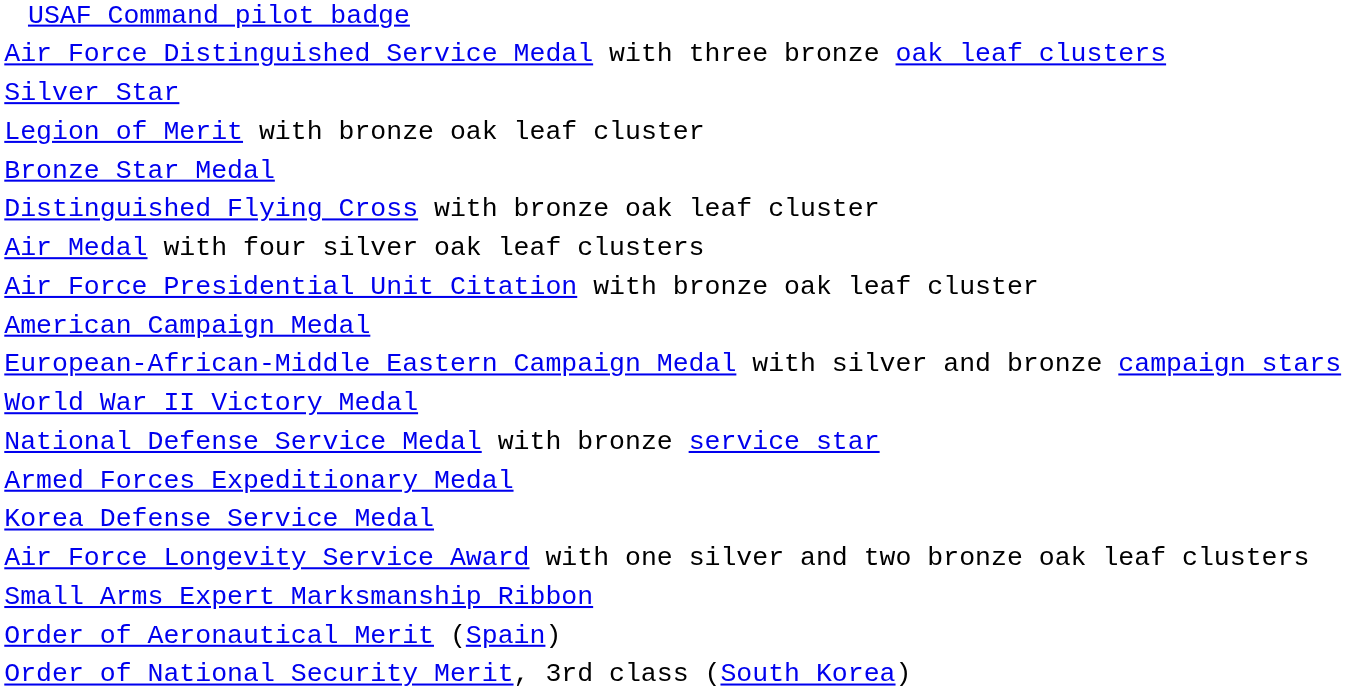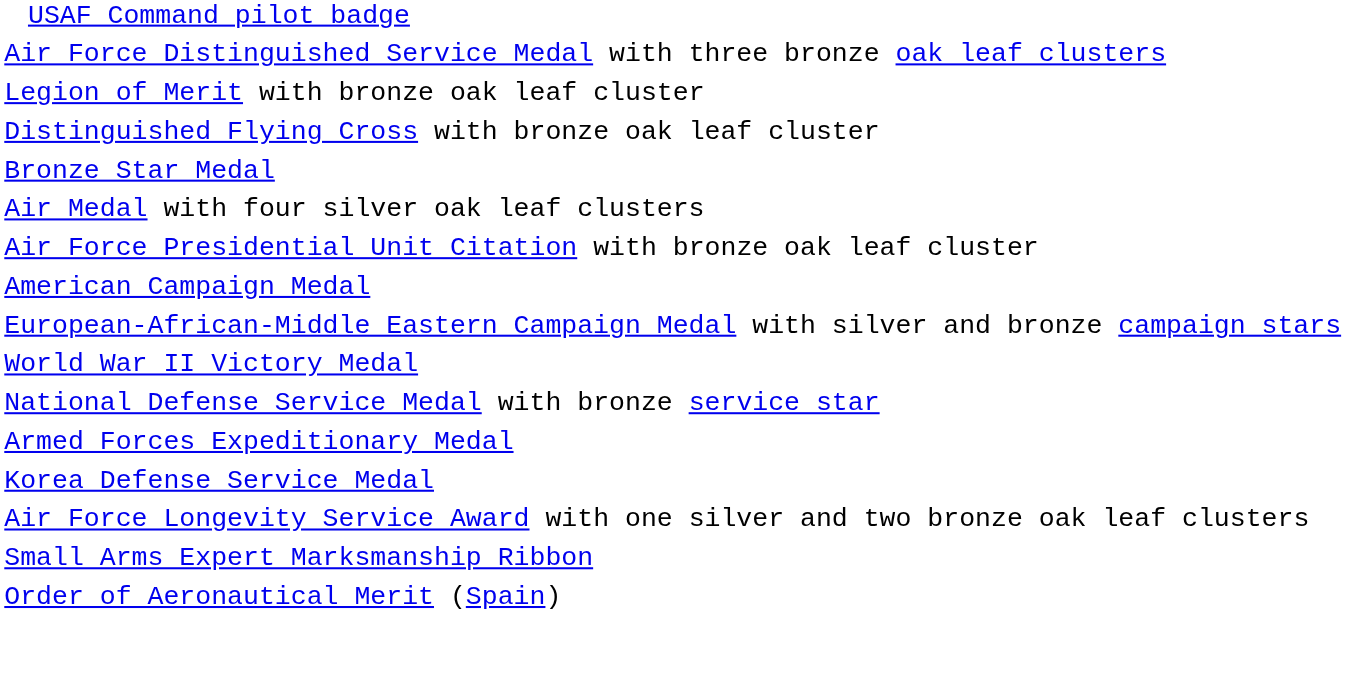- row: (92, 93)
rows swapped: (442, 209) <-> (140, 170)
- row: (458, 674)
